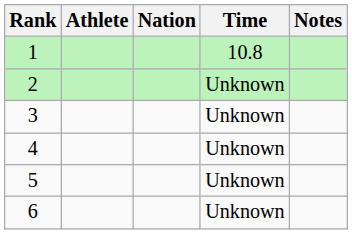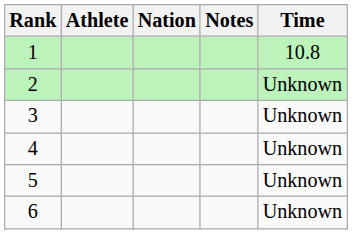columns swapped: (245, 20) <-> (318, 20)
